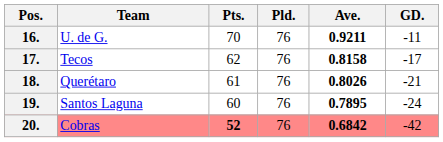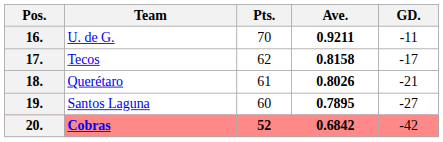- column: (284, 15)
(412, 103) -24 -> (409, 103) -27
(80, 125) normal -> (89, 125) bold
